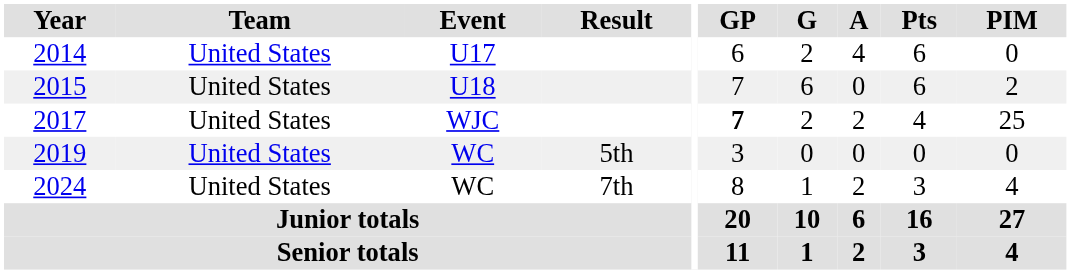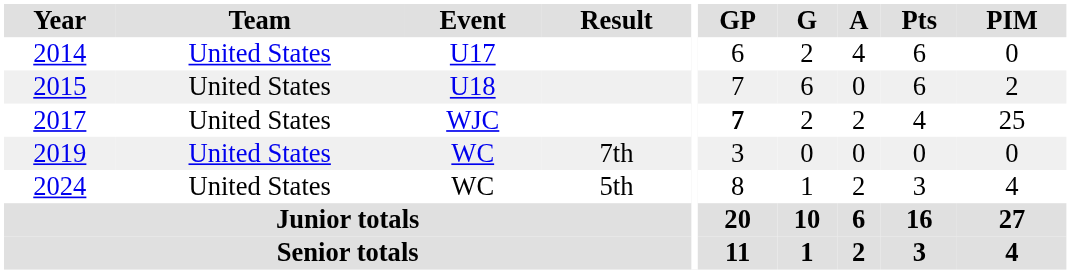(617, 153) 5th -> (617, 153) 7th
(617, 186) 7th -> (617, 186) 5th
